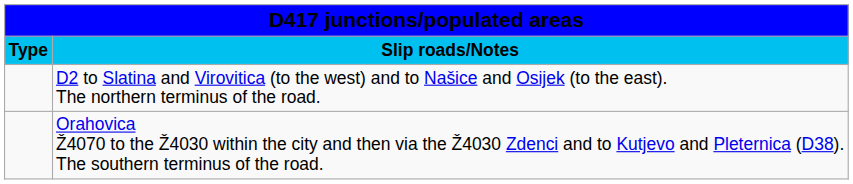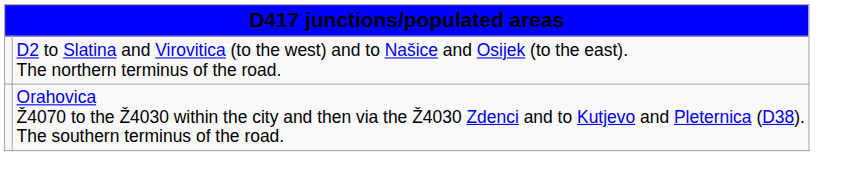- row: (450, 50)
